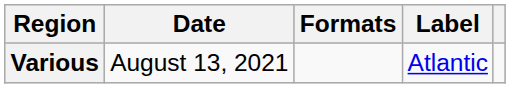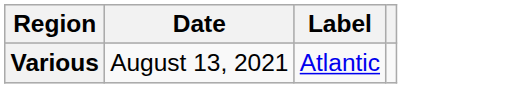- column: (348, 23)
